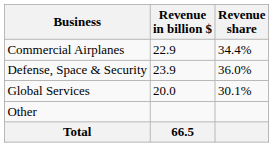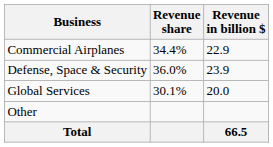columns swapped: (183, 22) <-> (242, 22)
